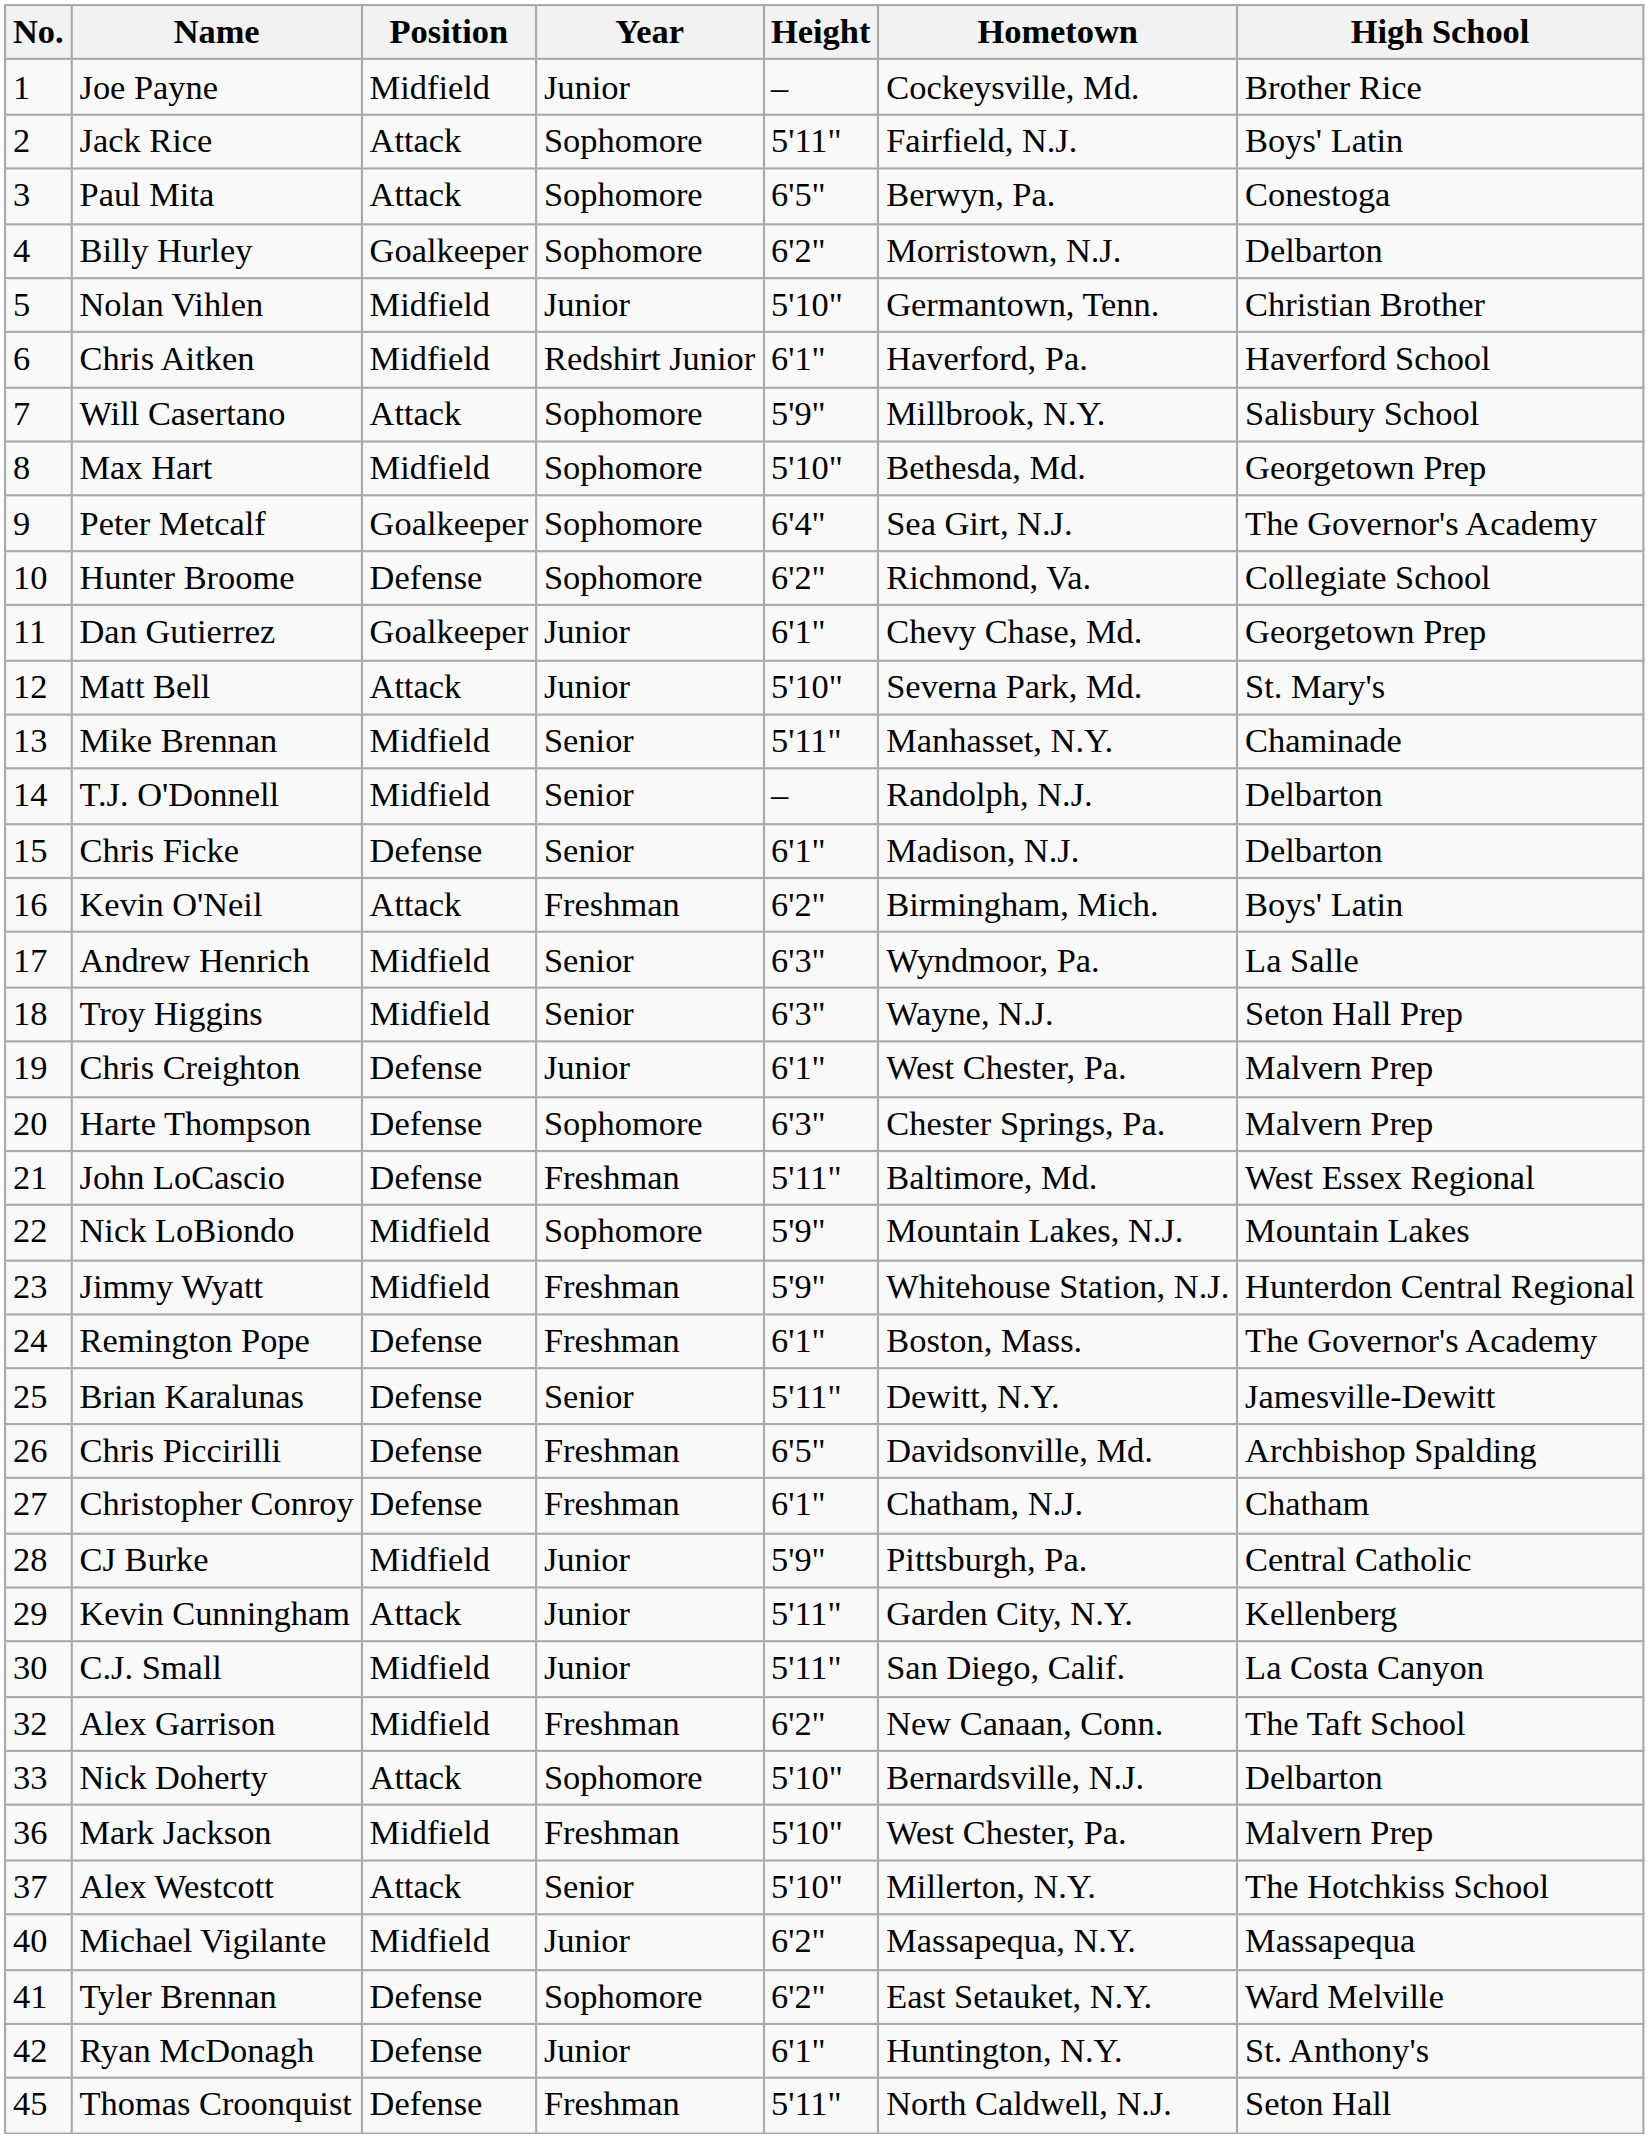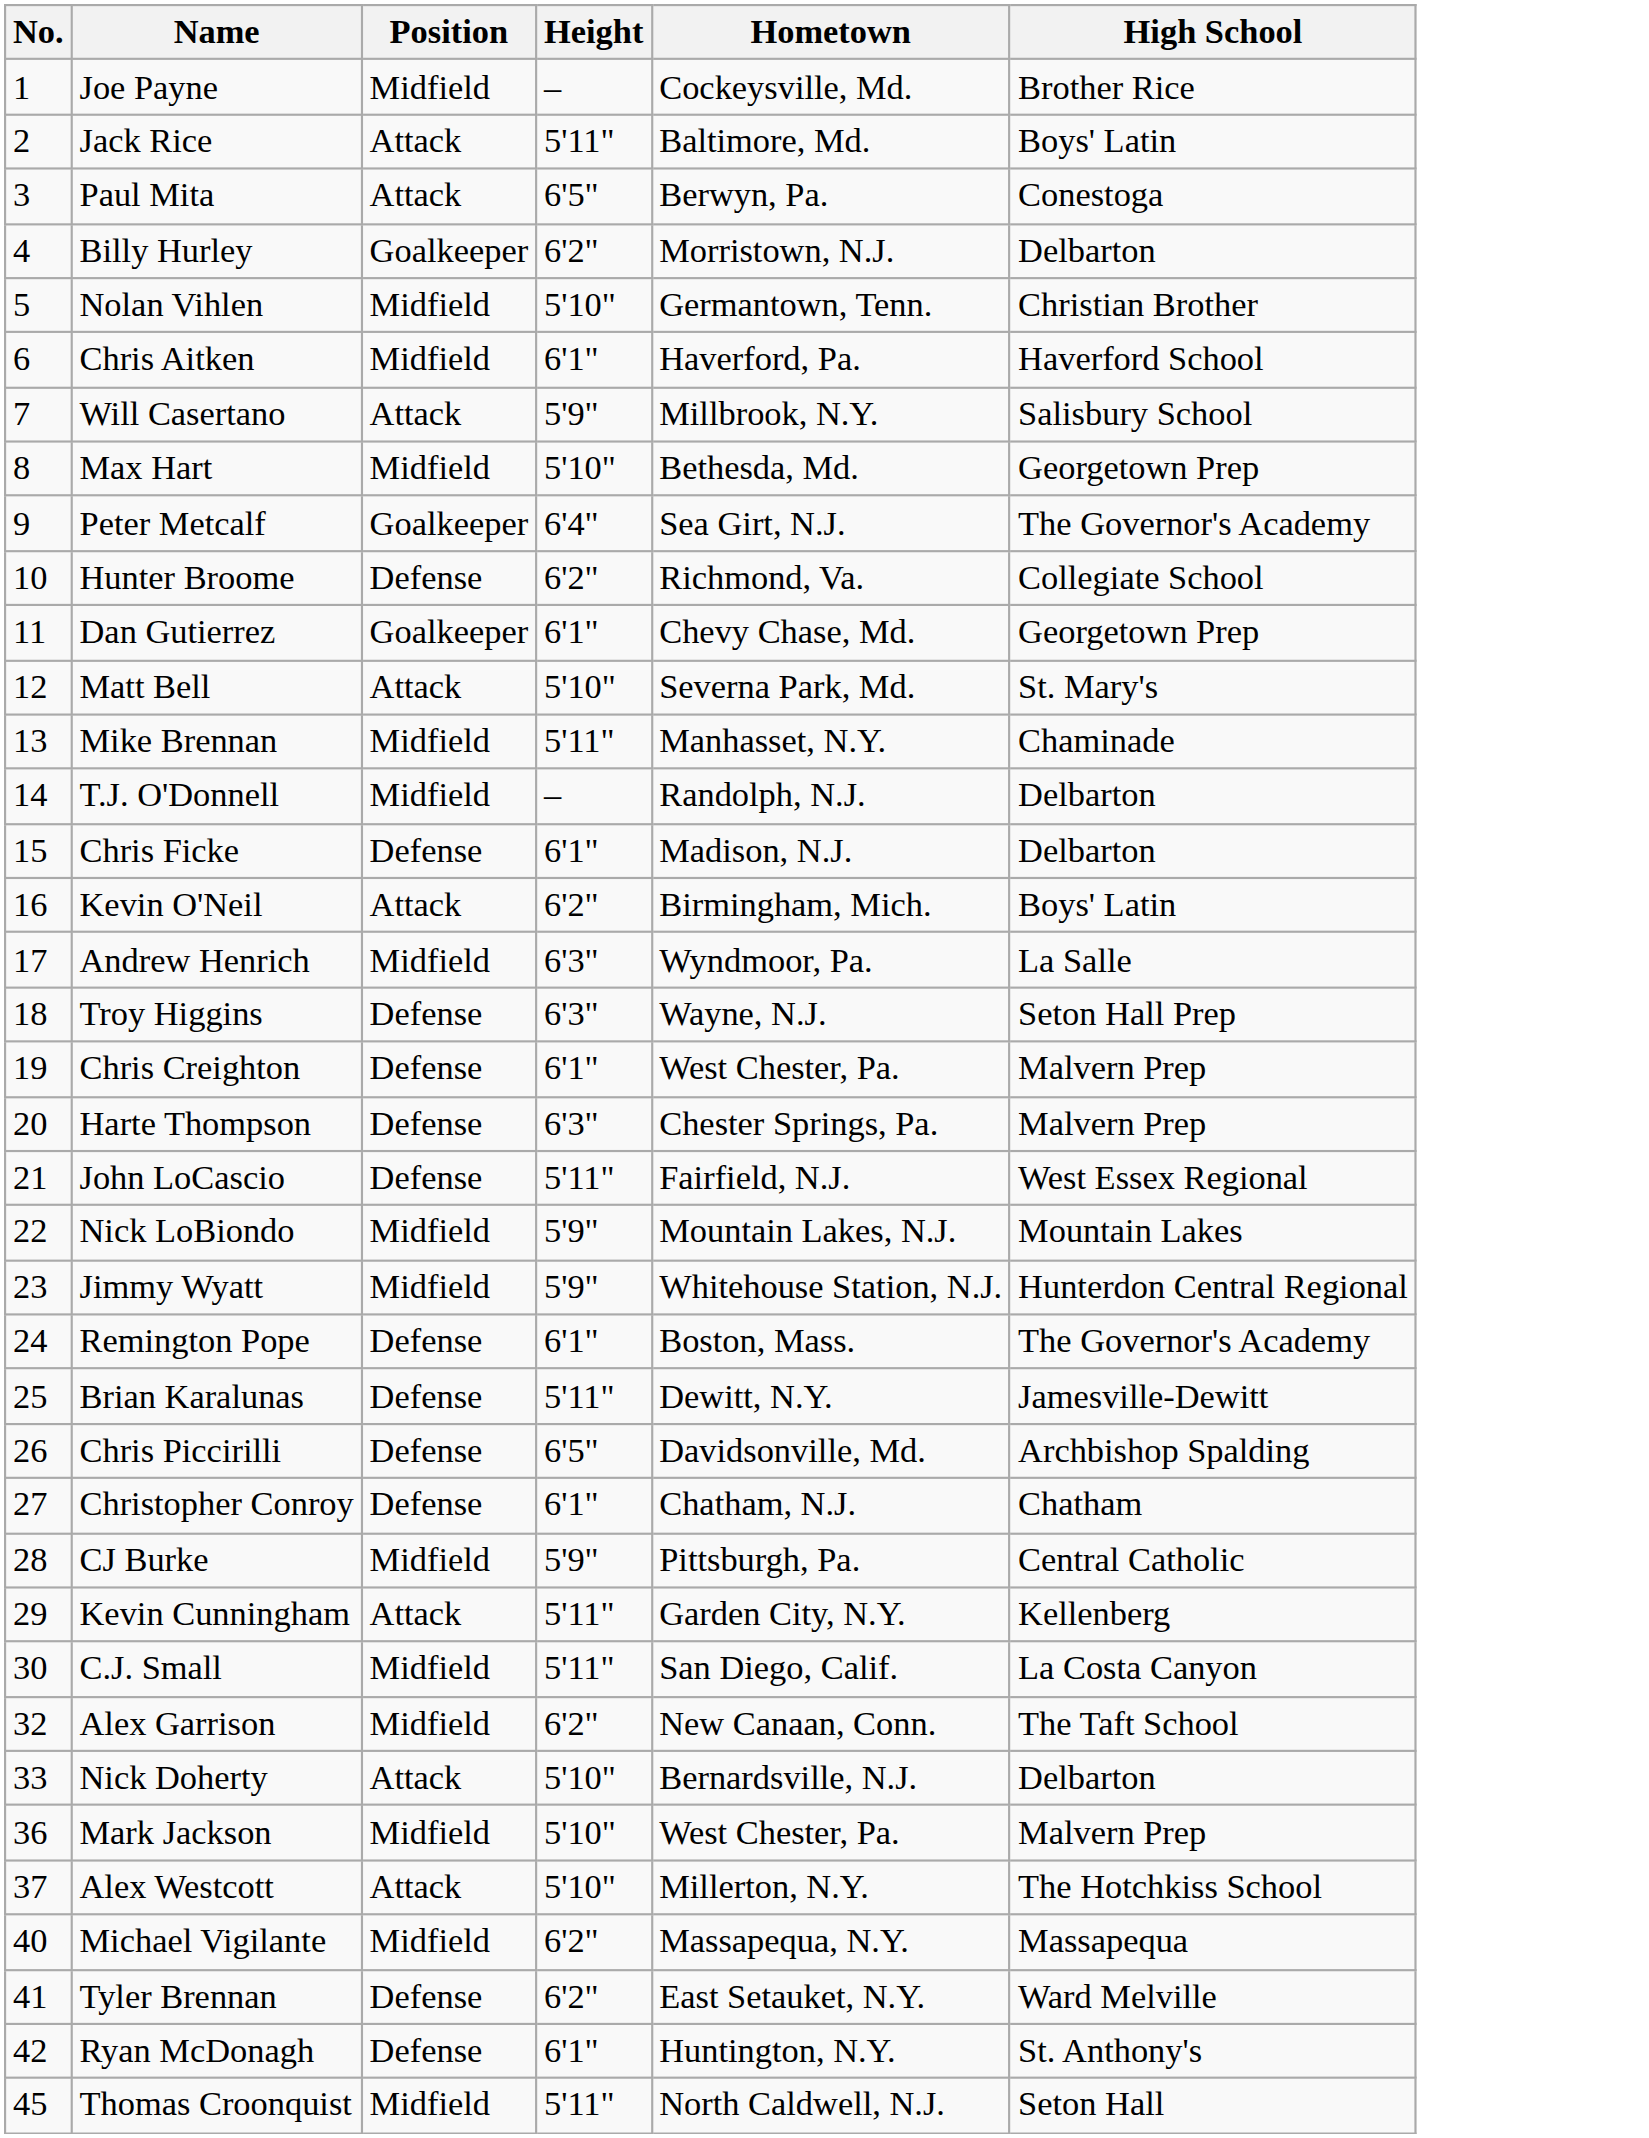- column: (650, 31)
(982, 140) Fairfield, N.J. -> (765, 140) Baltimore, Md.
(430, 1013) Midfield -> (426, 1013) Defense
(992, 1177) Baltimore, Md. -> (755, 1177) Fairfield, N.J.
(426, 2104) Defense -> (430, 2104) Midfield
